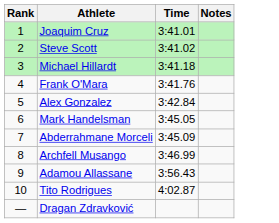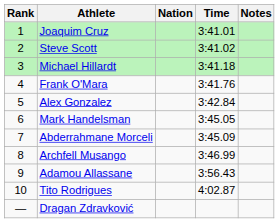+ column: (175, 13)
